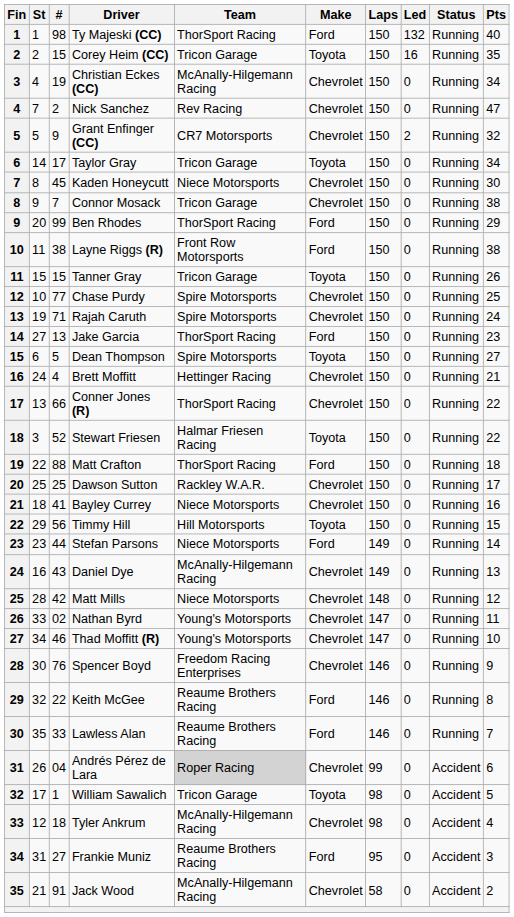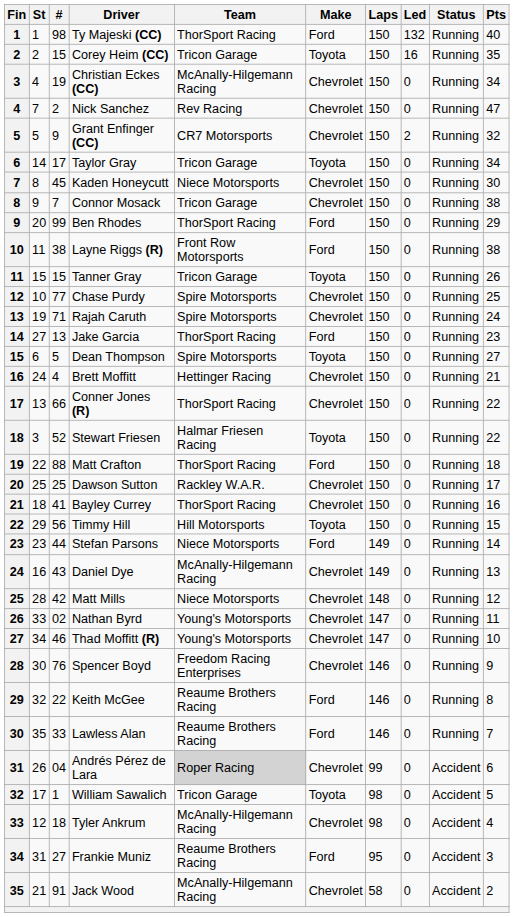(228, 505) Niece Motorsports -> (226, 505) ThorSport Racing
